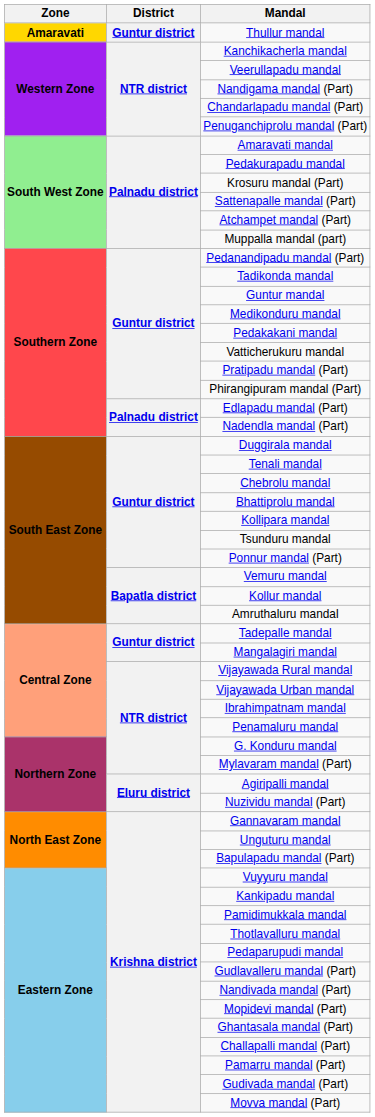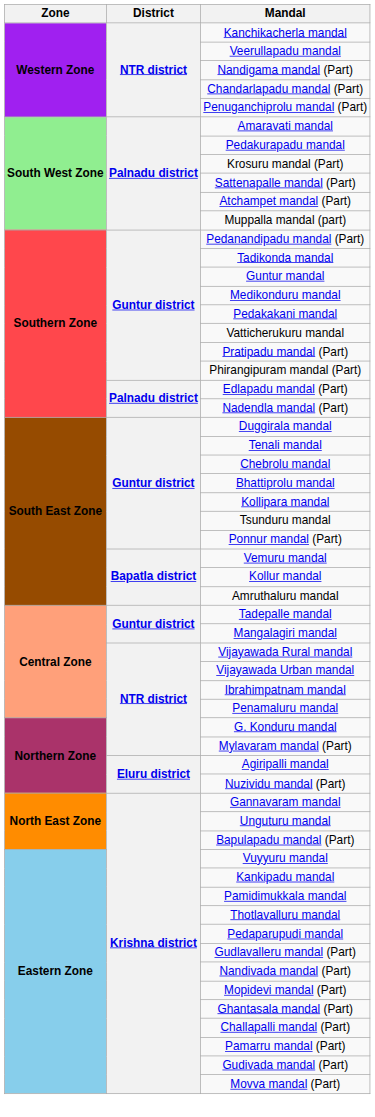- row: (285, 32)
